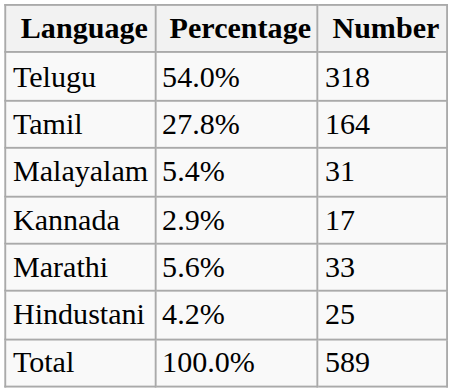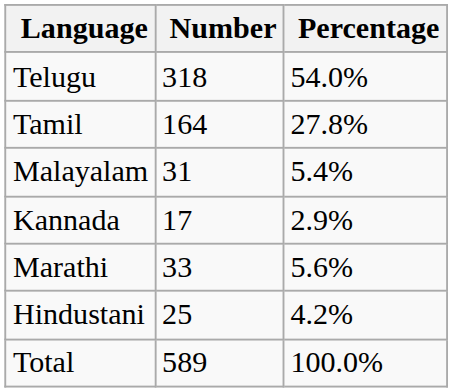columns swapped: (382, 28) <-> (237, 28)
